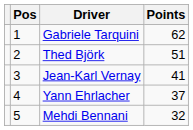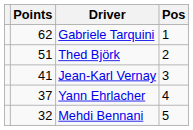columns swapped: (25, 15) <-> (166, 15)
